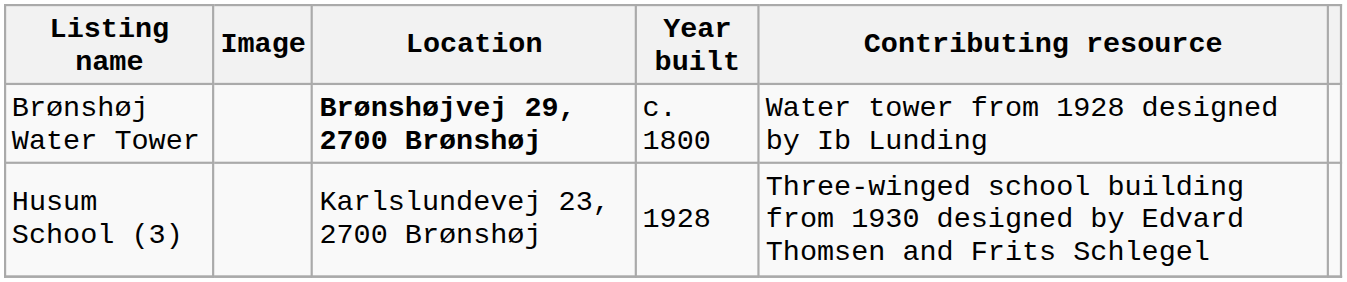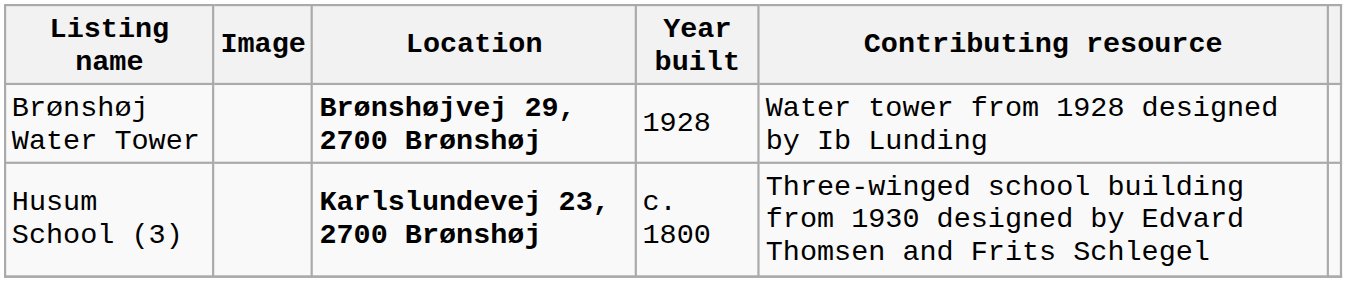(677, 124) c. 1800 -> (677, 124) 1928
(465, 220) normal -> (465, 220) bold
(677, 220) 1928 -> (677, 220) c. 1800
